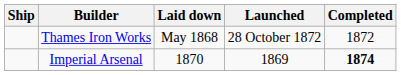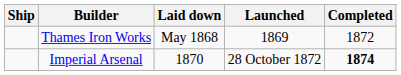(275, 37) 28 October 1872 -> (275, 37) 1869
(275, 59) 1869 -> (275, 59) 28 October 1872
